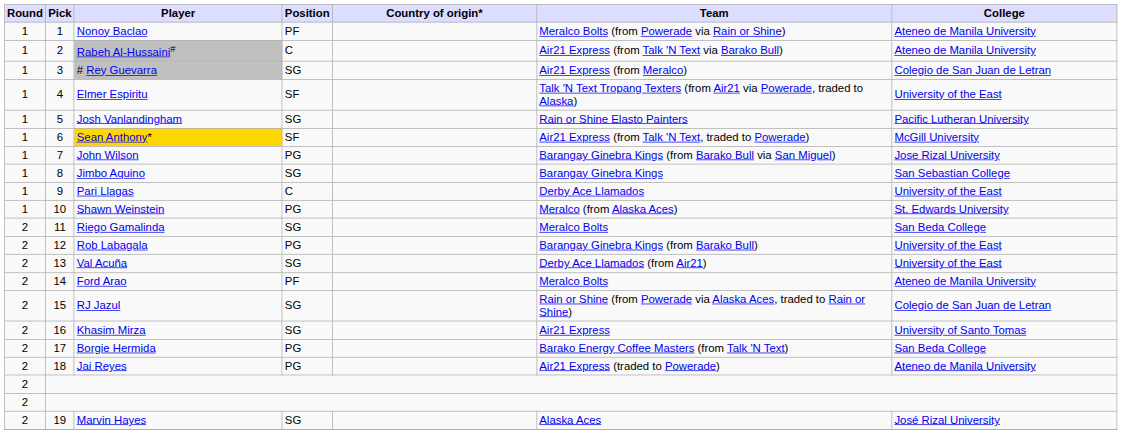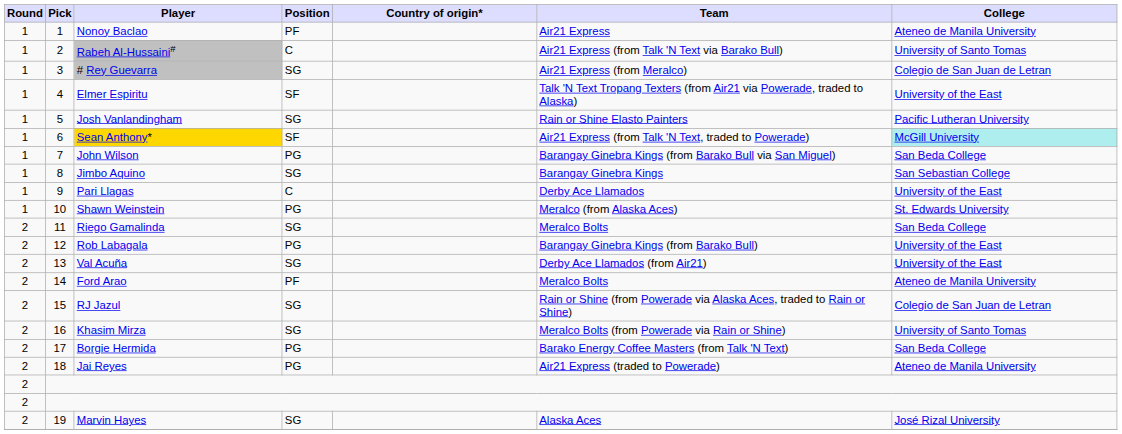(662, 31) Meralco Bolts (from Powerade via Rain or Shine) -> (575, 31) Air21 Express
(965, 51) Ateneo de Manila University -> (960, 51) University of Santo Tomas
(937, 137) no background -> (937, 137) paleturquoise background
(947, 155) Jose Rizal University -> (940, 155) San Beda College
(575, 330) Air21 Express -> (662, 330) Meralco Bolts (from Powerade via Rain or Shine)
